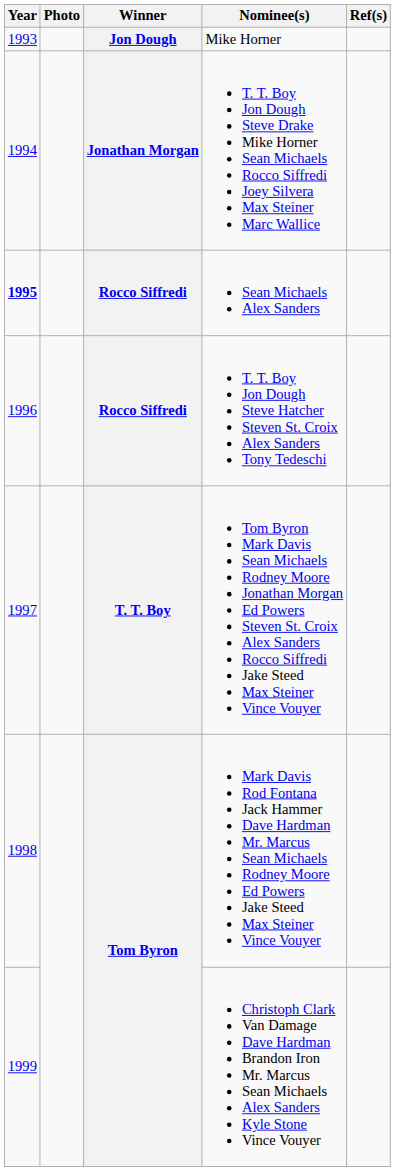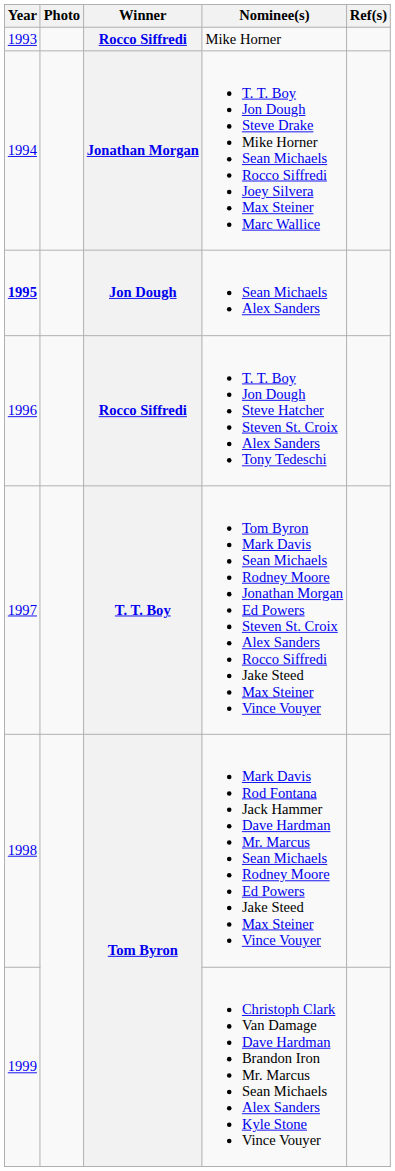(143, 39) Jon Dough -> (143, 39) Rocco Siffredi
(143, 292) Rocco Siffredi -> (143, 292) Jon Dough
